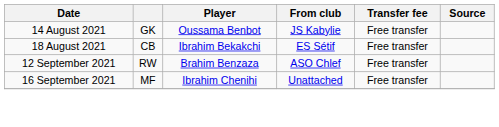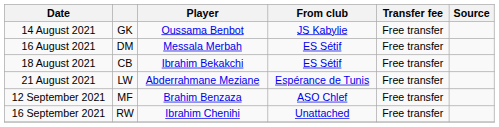+ row: (58, 47)
+ row: (58, 81)
(148, 64) RW -> (125, 97) MF
(148, 81) MF -> (125, 114) RW
